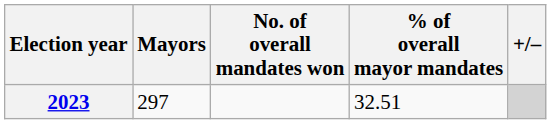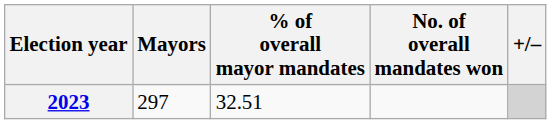columns swapped: (429, 44) <-> (280, 44)
